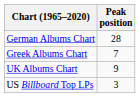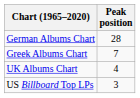(116, 69) 9 -> (116, 69) 4
